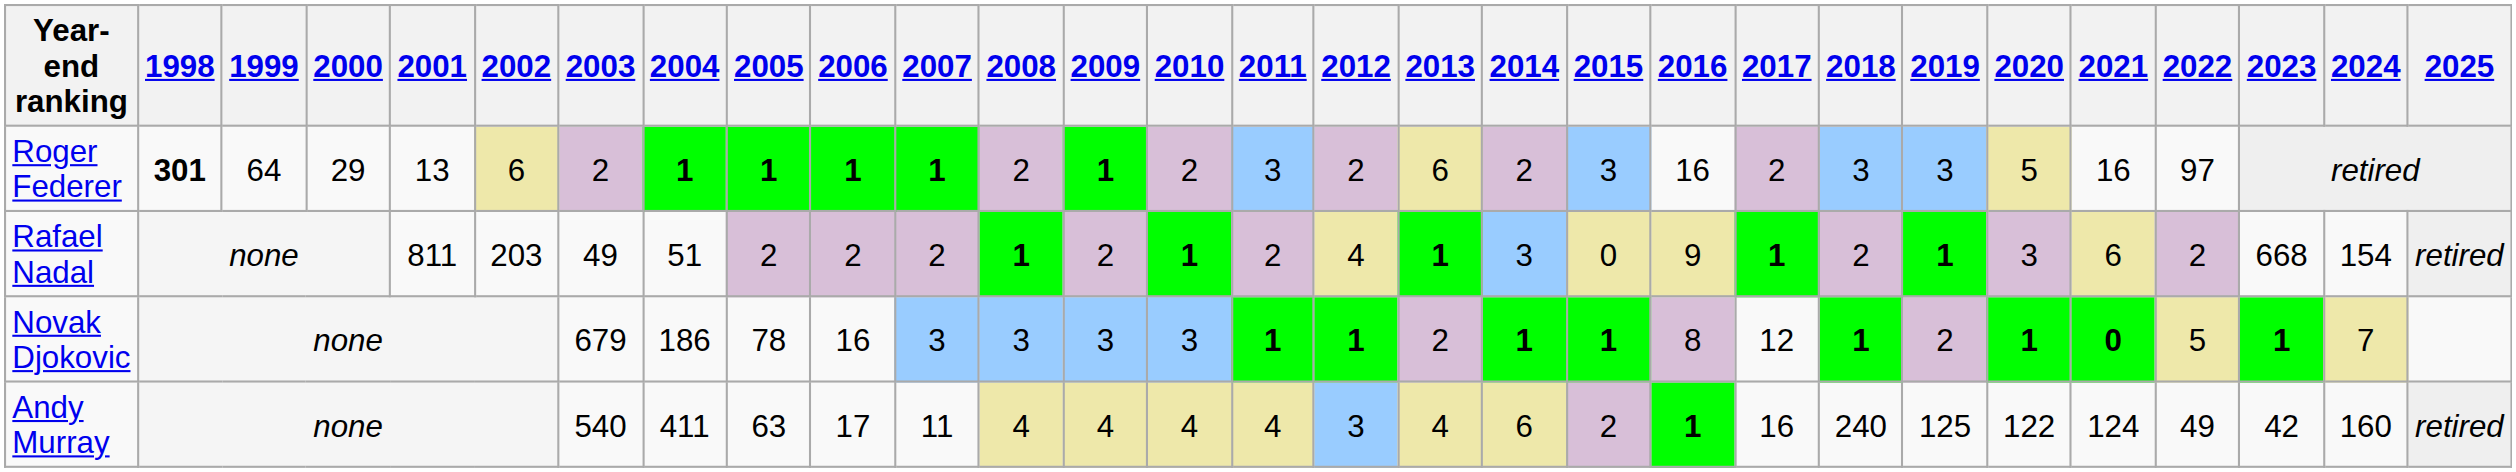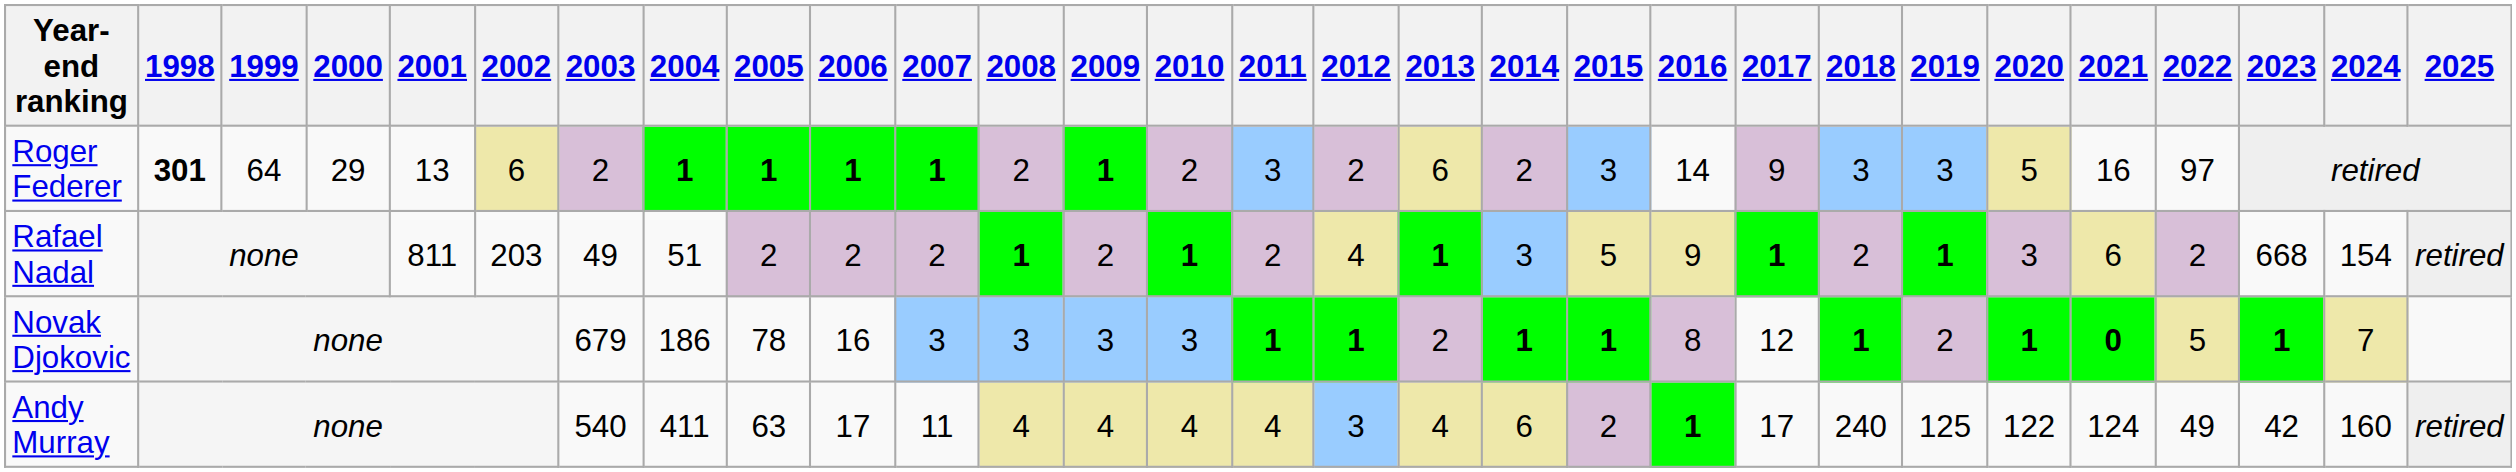(1693, 168) 16 -> (1693, 168) 14
(1777, 168) 2 -> (1777, 168) 9
(1608, 254) 0 -> (1608, 254) 5
(1777, 424) 16 -> (1777, 424) 17
